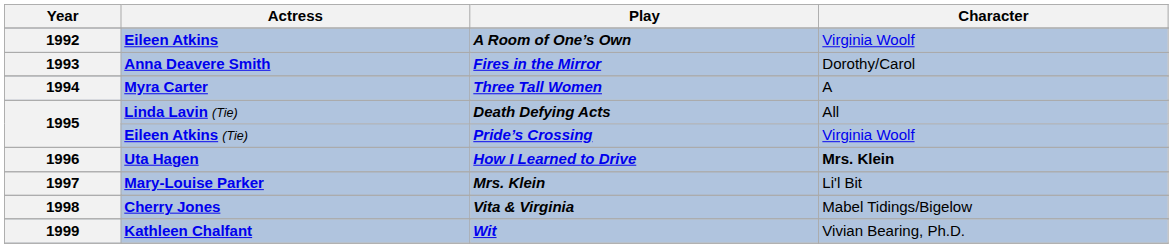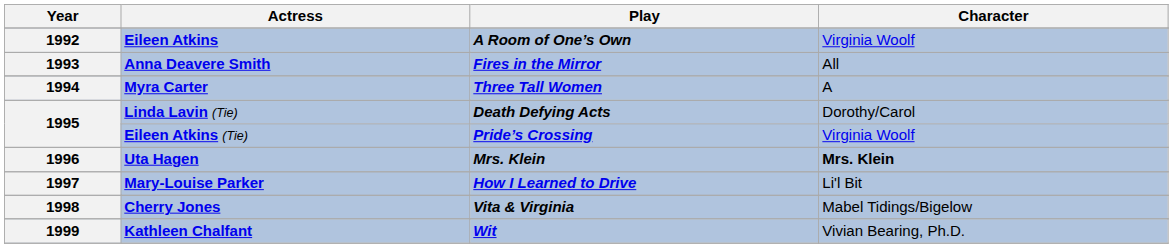(869, 64) Dorothy/Carol -> (831, 64) All
(831, 111) All -> (869, 111) Dorothy/Carol
(555, 159) How I Learned to Drive -> (509, 159) Mrs. Klein
(509, 183) Mrs. Klein -> (555, 183) How I Learned to Drive
